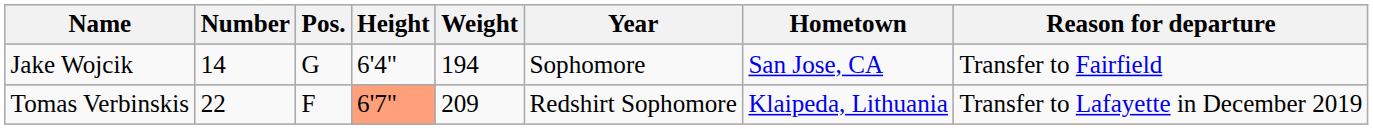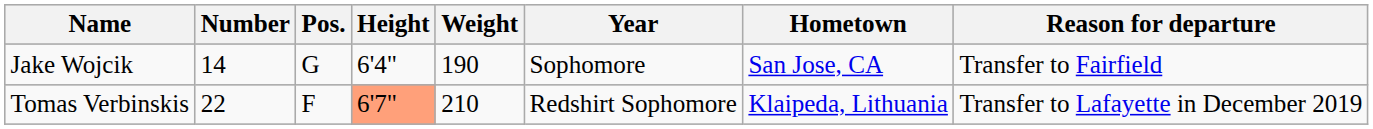(460, 64) 194 -> (460, 64) 190
(460, 104) 209 -> (460, 104) 210
